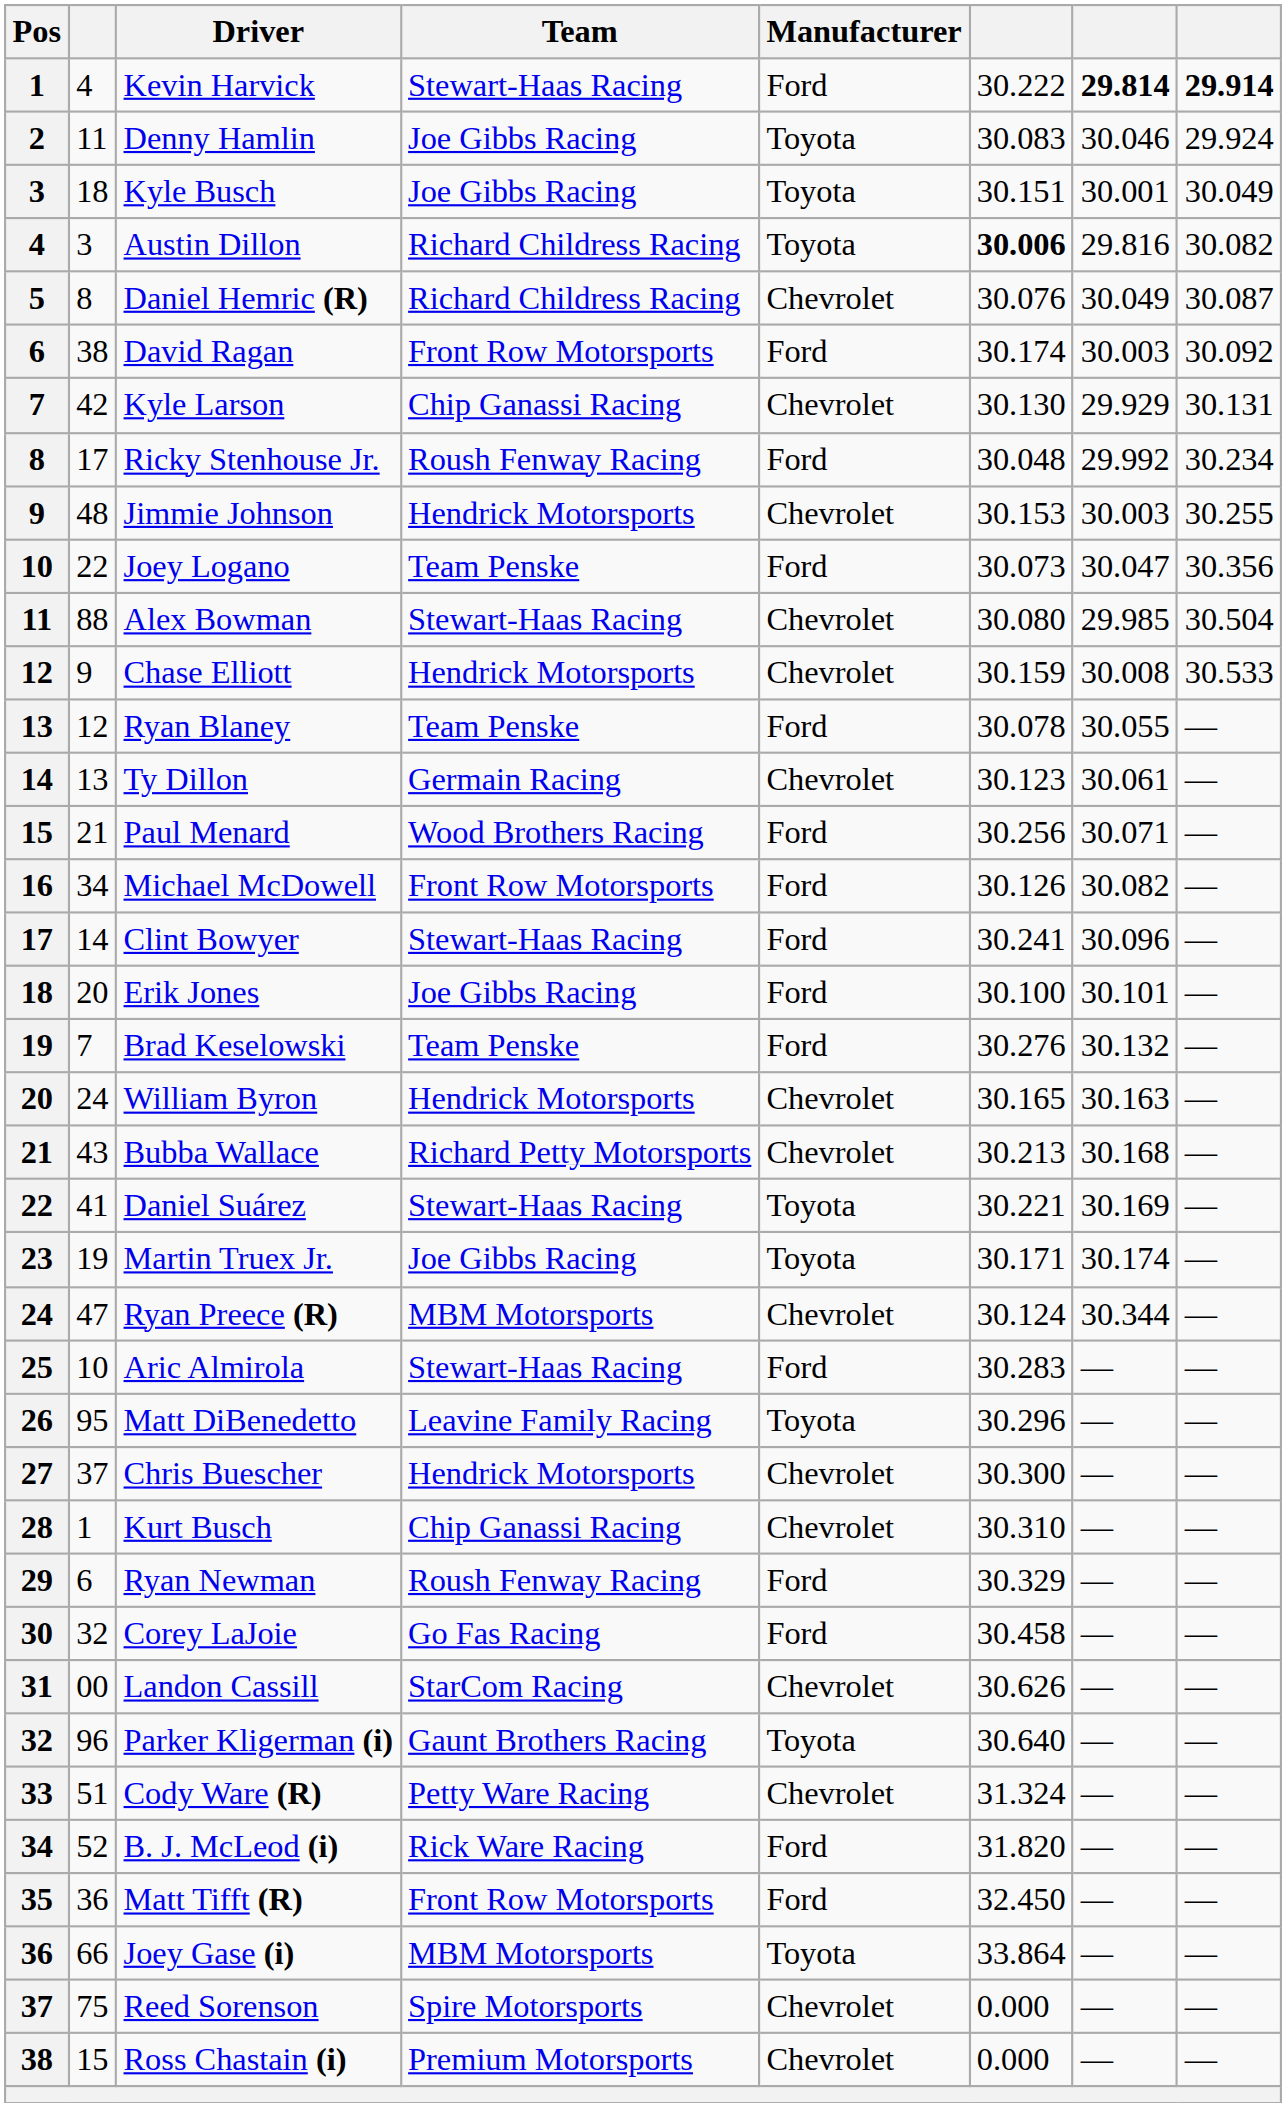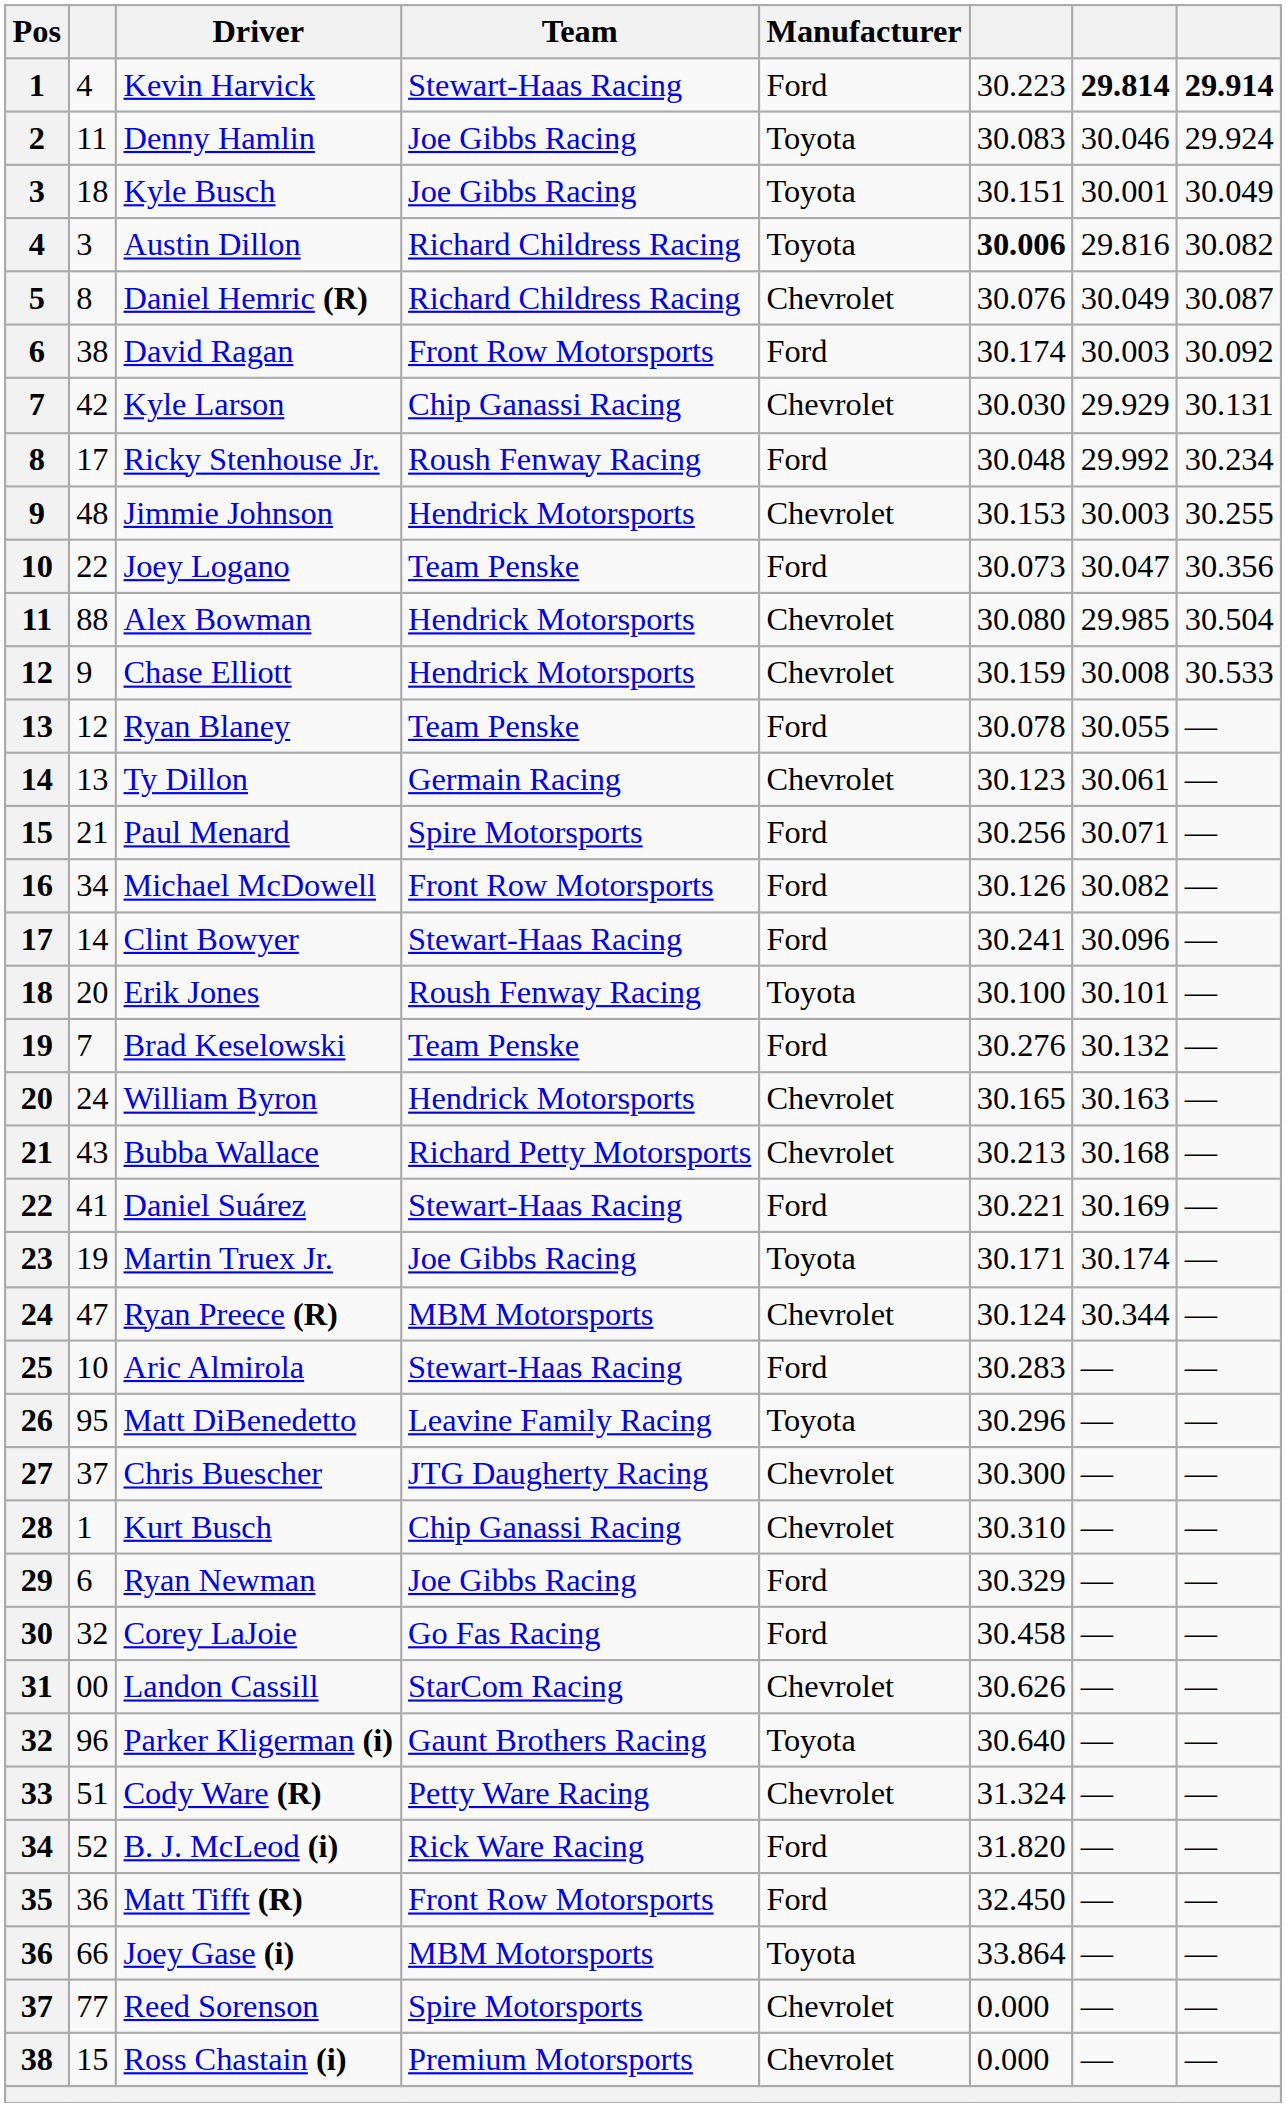(1021, 84) 30.222 -> (1021, 84) 30.223
(1021, 405) 30.130 -> (1021, 405) 30.030
(545, 618) Stewart-Haas Racing -> (551, 618) Hendrick Motorsports
(556, 832) Wood Brothers Racing -> (525, 832) Spire Motorsports
(522, 992) Joe Gibbs Racing -> (555, 992) Roush Fenway Racing
(797, 992) Ford -> (811, 992) Toyota
(811, 1205) Toyota -> (797, 1205) Ford
(551, 1472) Hendrick Motorsports -> (558, 1472) JTG Daugherty Racing
(555, 1579) Roush Fenway Racing -> (522, 1579) Joe Gibbs Racing
(92, 2006) 75 -> (92, 2006) 77
